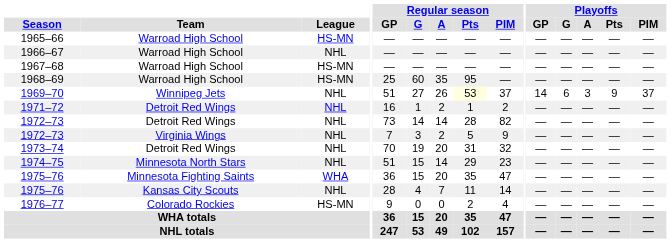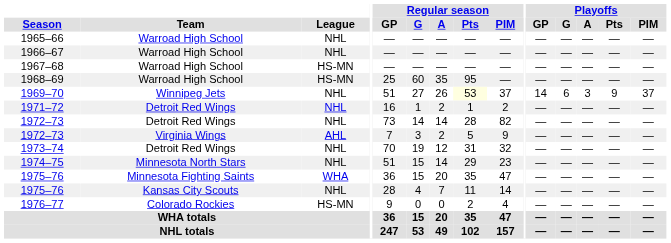(335, 38) HS-MN -> (335, 38) NHL
(335, 135) NHL -> (335, 135) AHL
(442, 149) 20 -> (442, 149) 12
